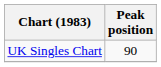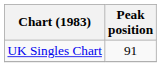(131, 51) 90 -> (131, 51) 91
